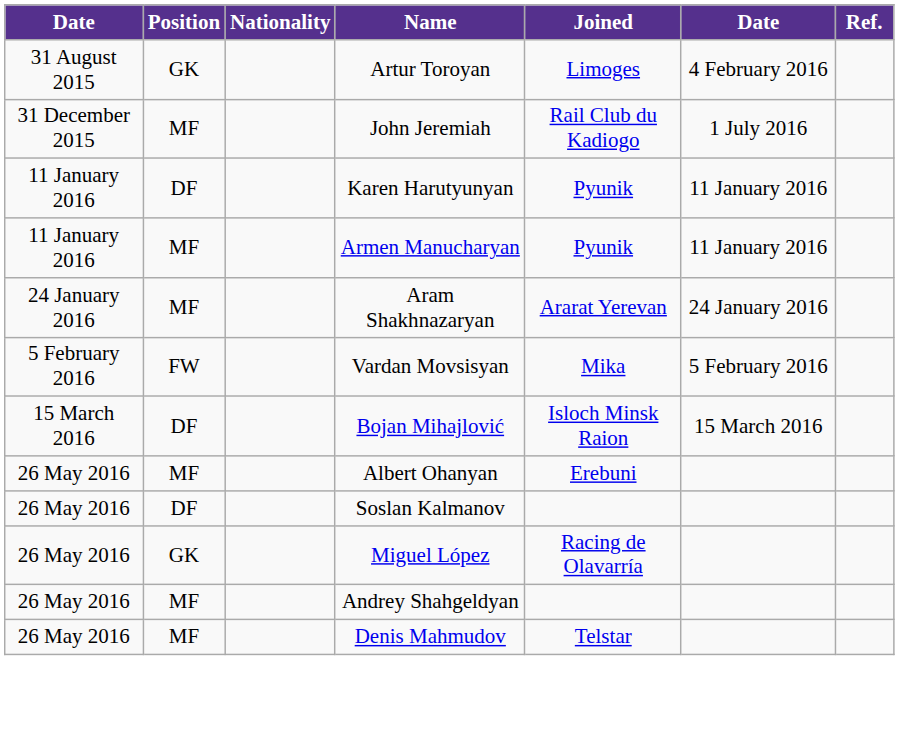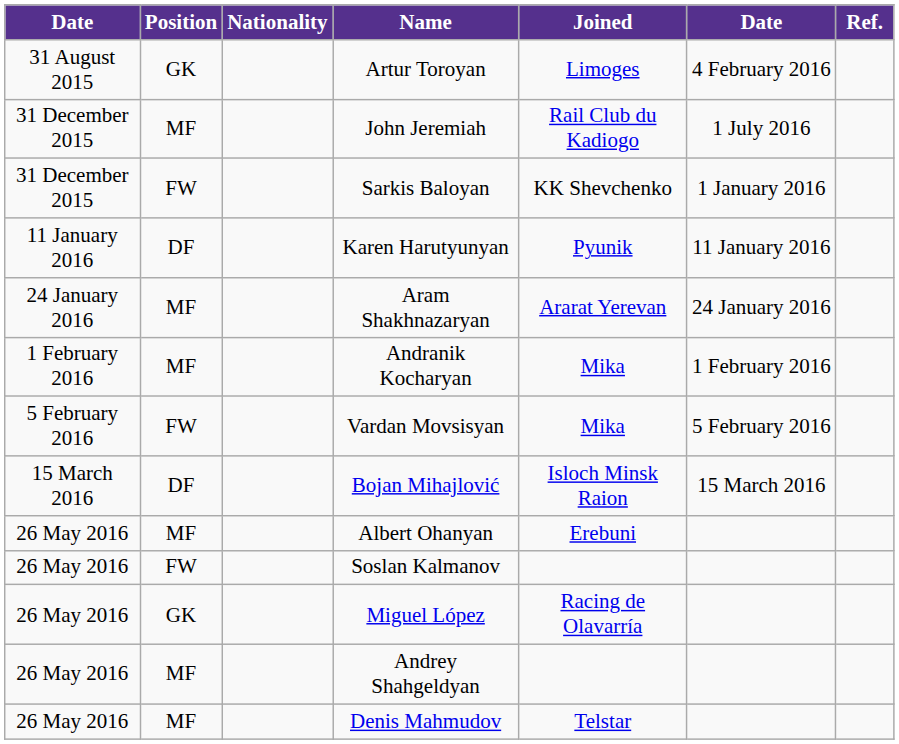+ row: (426, 188)
- row: (430, 247)
+ row: (426, 366)
(184, 508) DF -> (181, 567) FW
